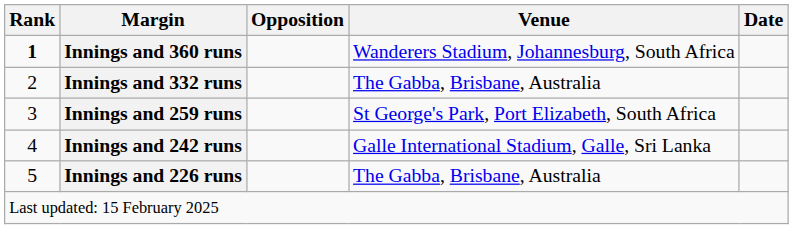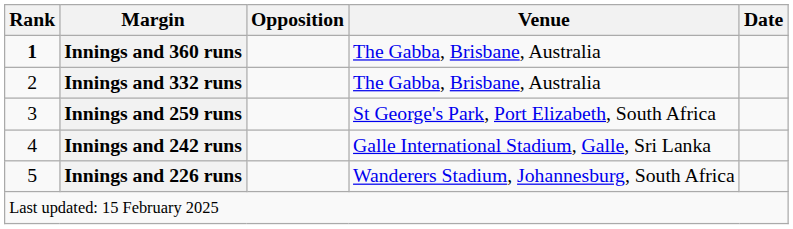(544, 51) Wanderers Stadium, Johannesburg, South Africa -> (477, 51) The Gabba, Brisbane, Australia
(477, 176) The Gabba, Brisbane, Australia -> (544, 176) Wanderers Stadium, Johannesburg, South Africa
